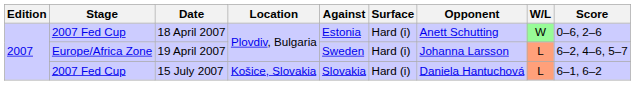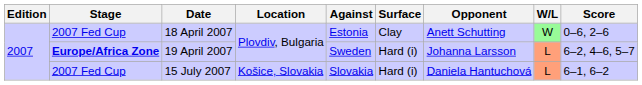(391, 32) Hard (i) -> (390, 32) Clay
(102, 51) normal -> (106, 51) bold
